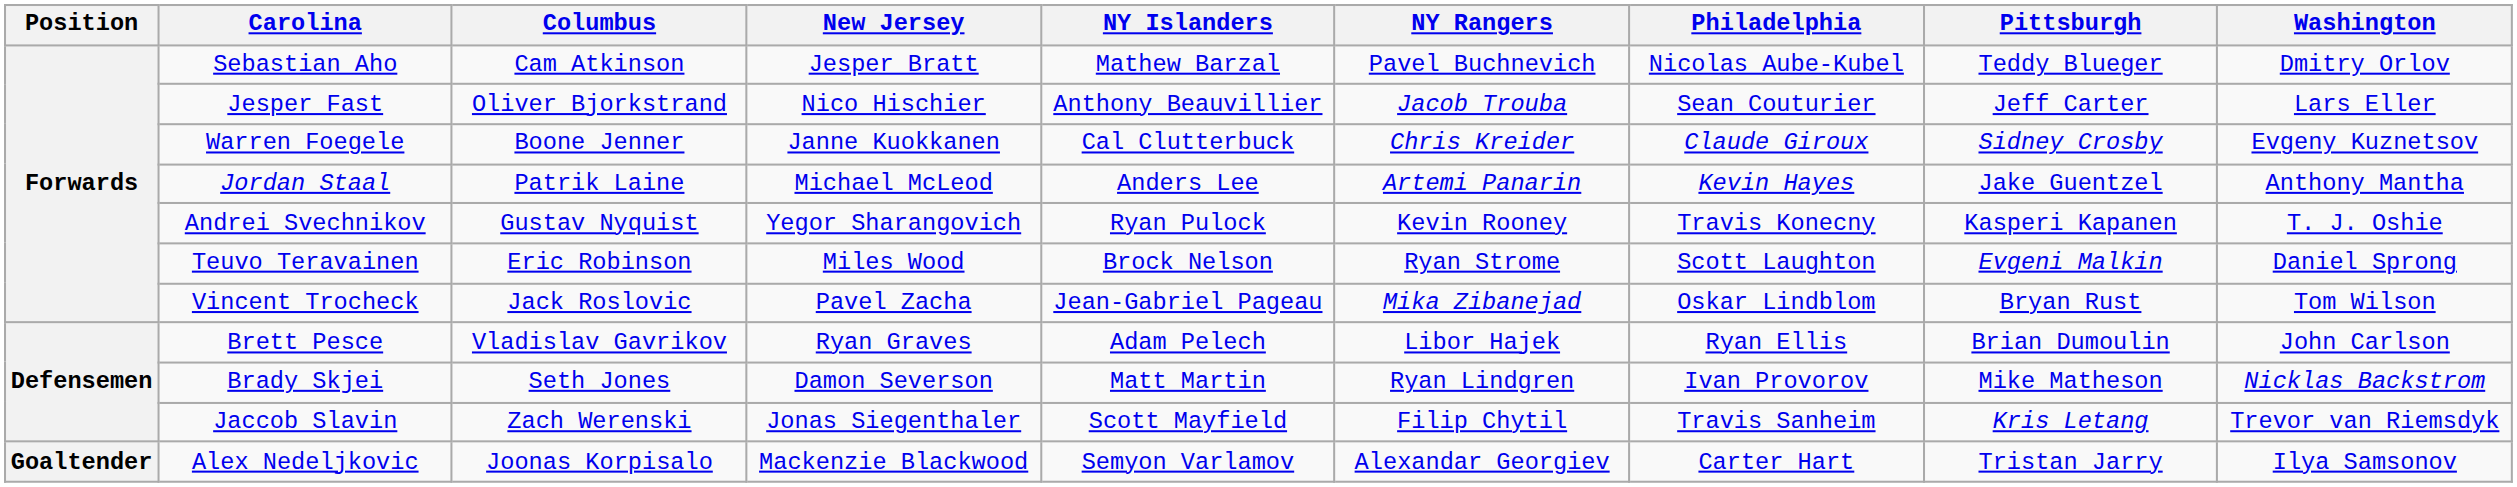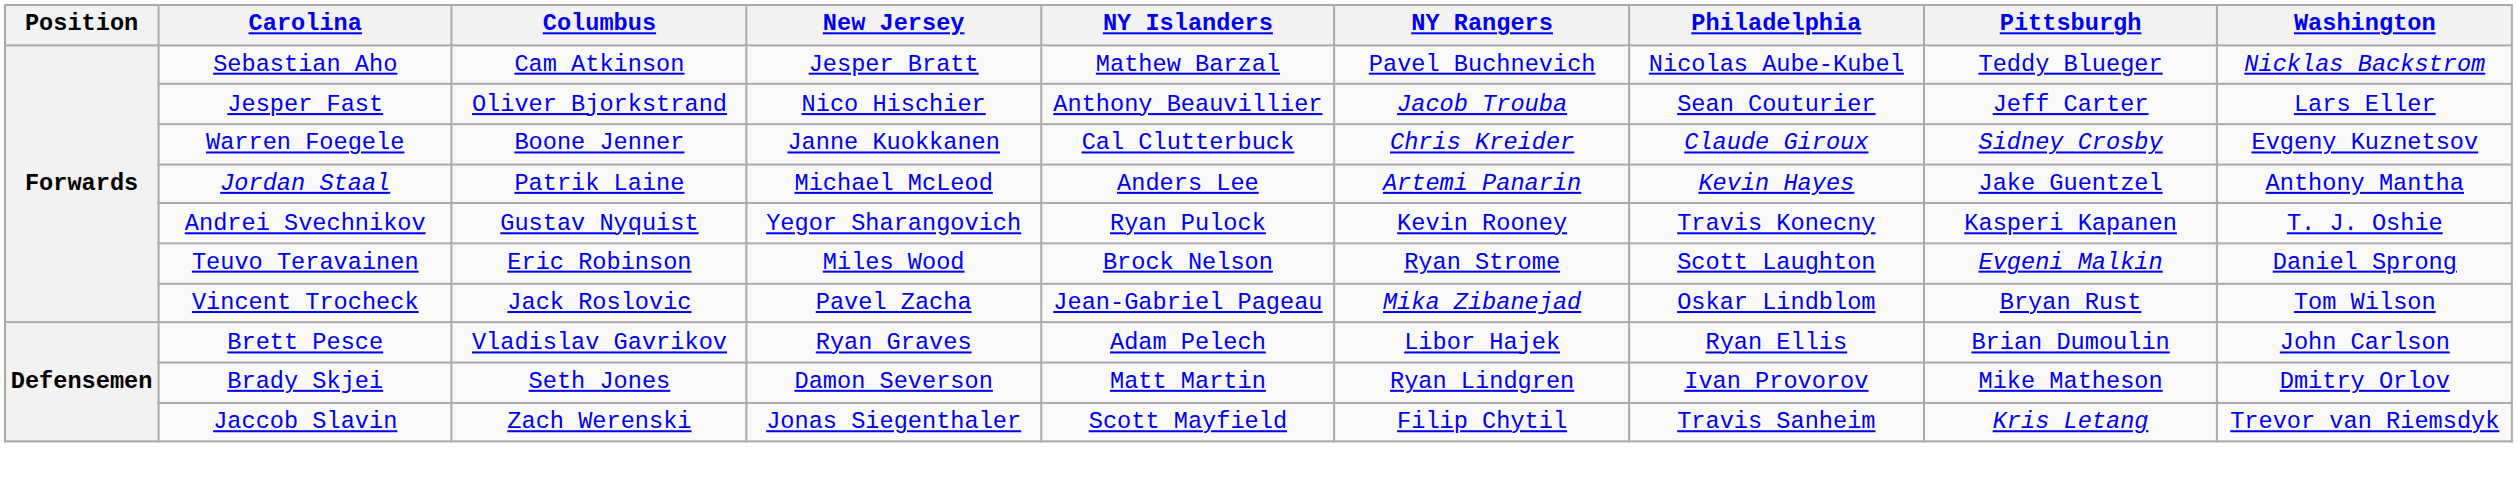(2365, 64) Dmitry Orlov -> (2365, 64) Nicklas Backstrom
(2365, 382) Nicklas Backstrom -> (2365, 382) Dmitry Orlov
- row: (305, 461)
